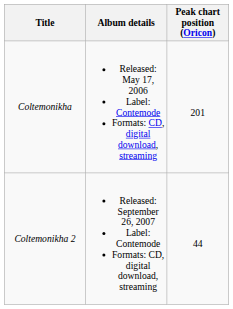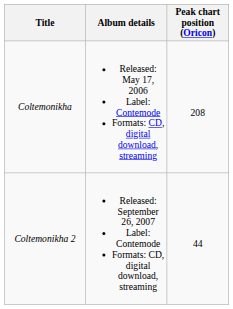(198, 112) 201 -> (198, 112) 208
